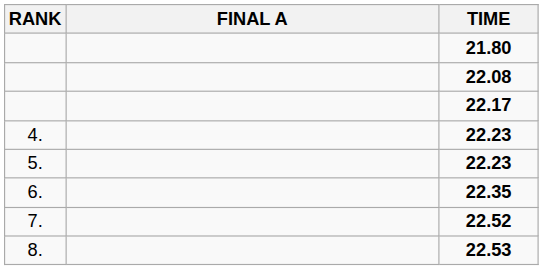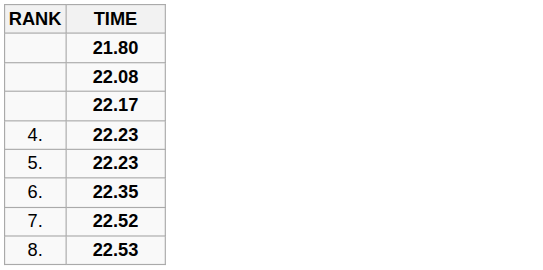- column: (252, 18)
